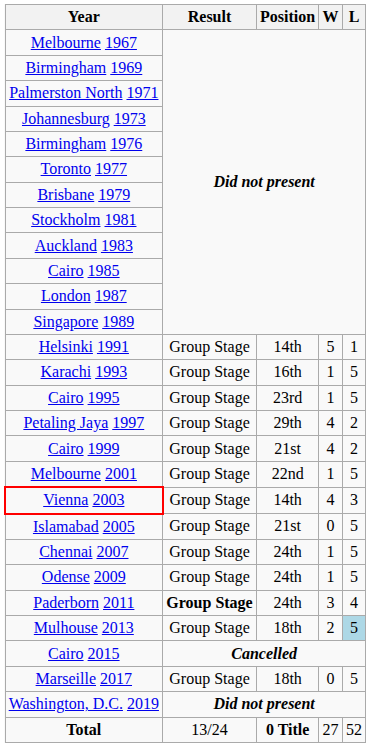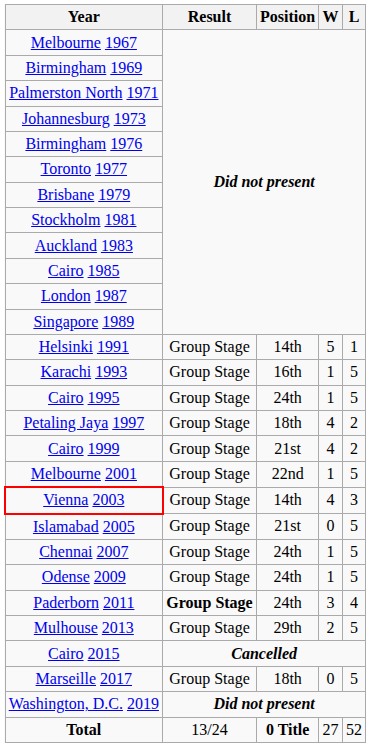(288, 397) 23rd -> (288, 397) 24th
(288, 423) 29th -> (288, 423) 18th
(288, 628) 18th -> (288, 628) 29th
(354, 628) lightblue background -> (354, 628) no background
